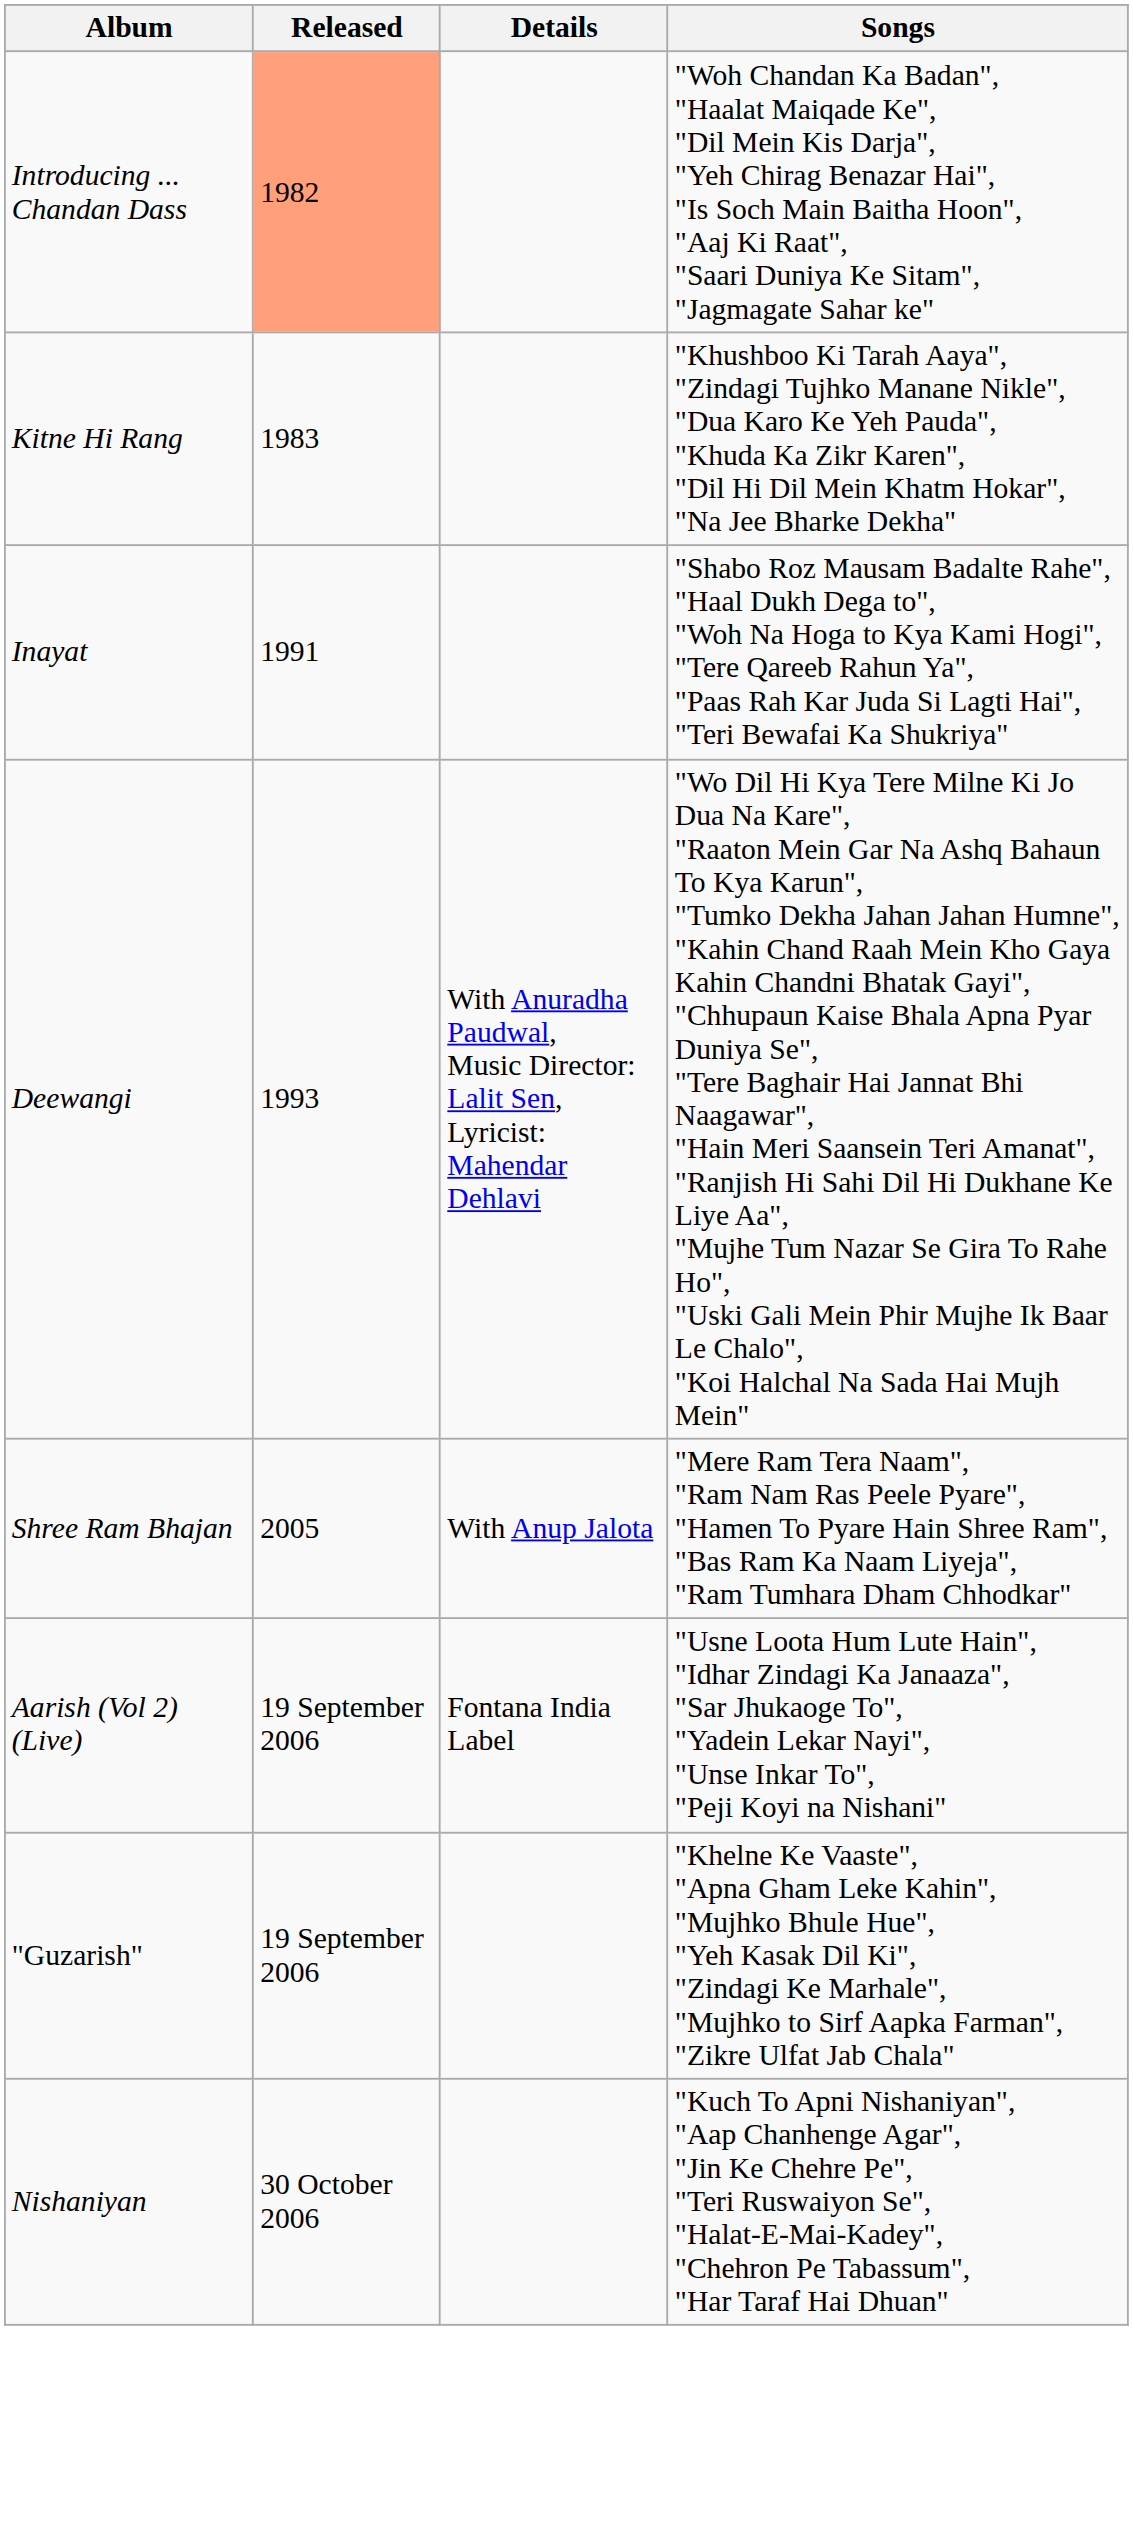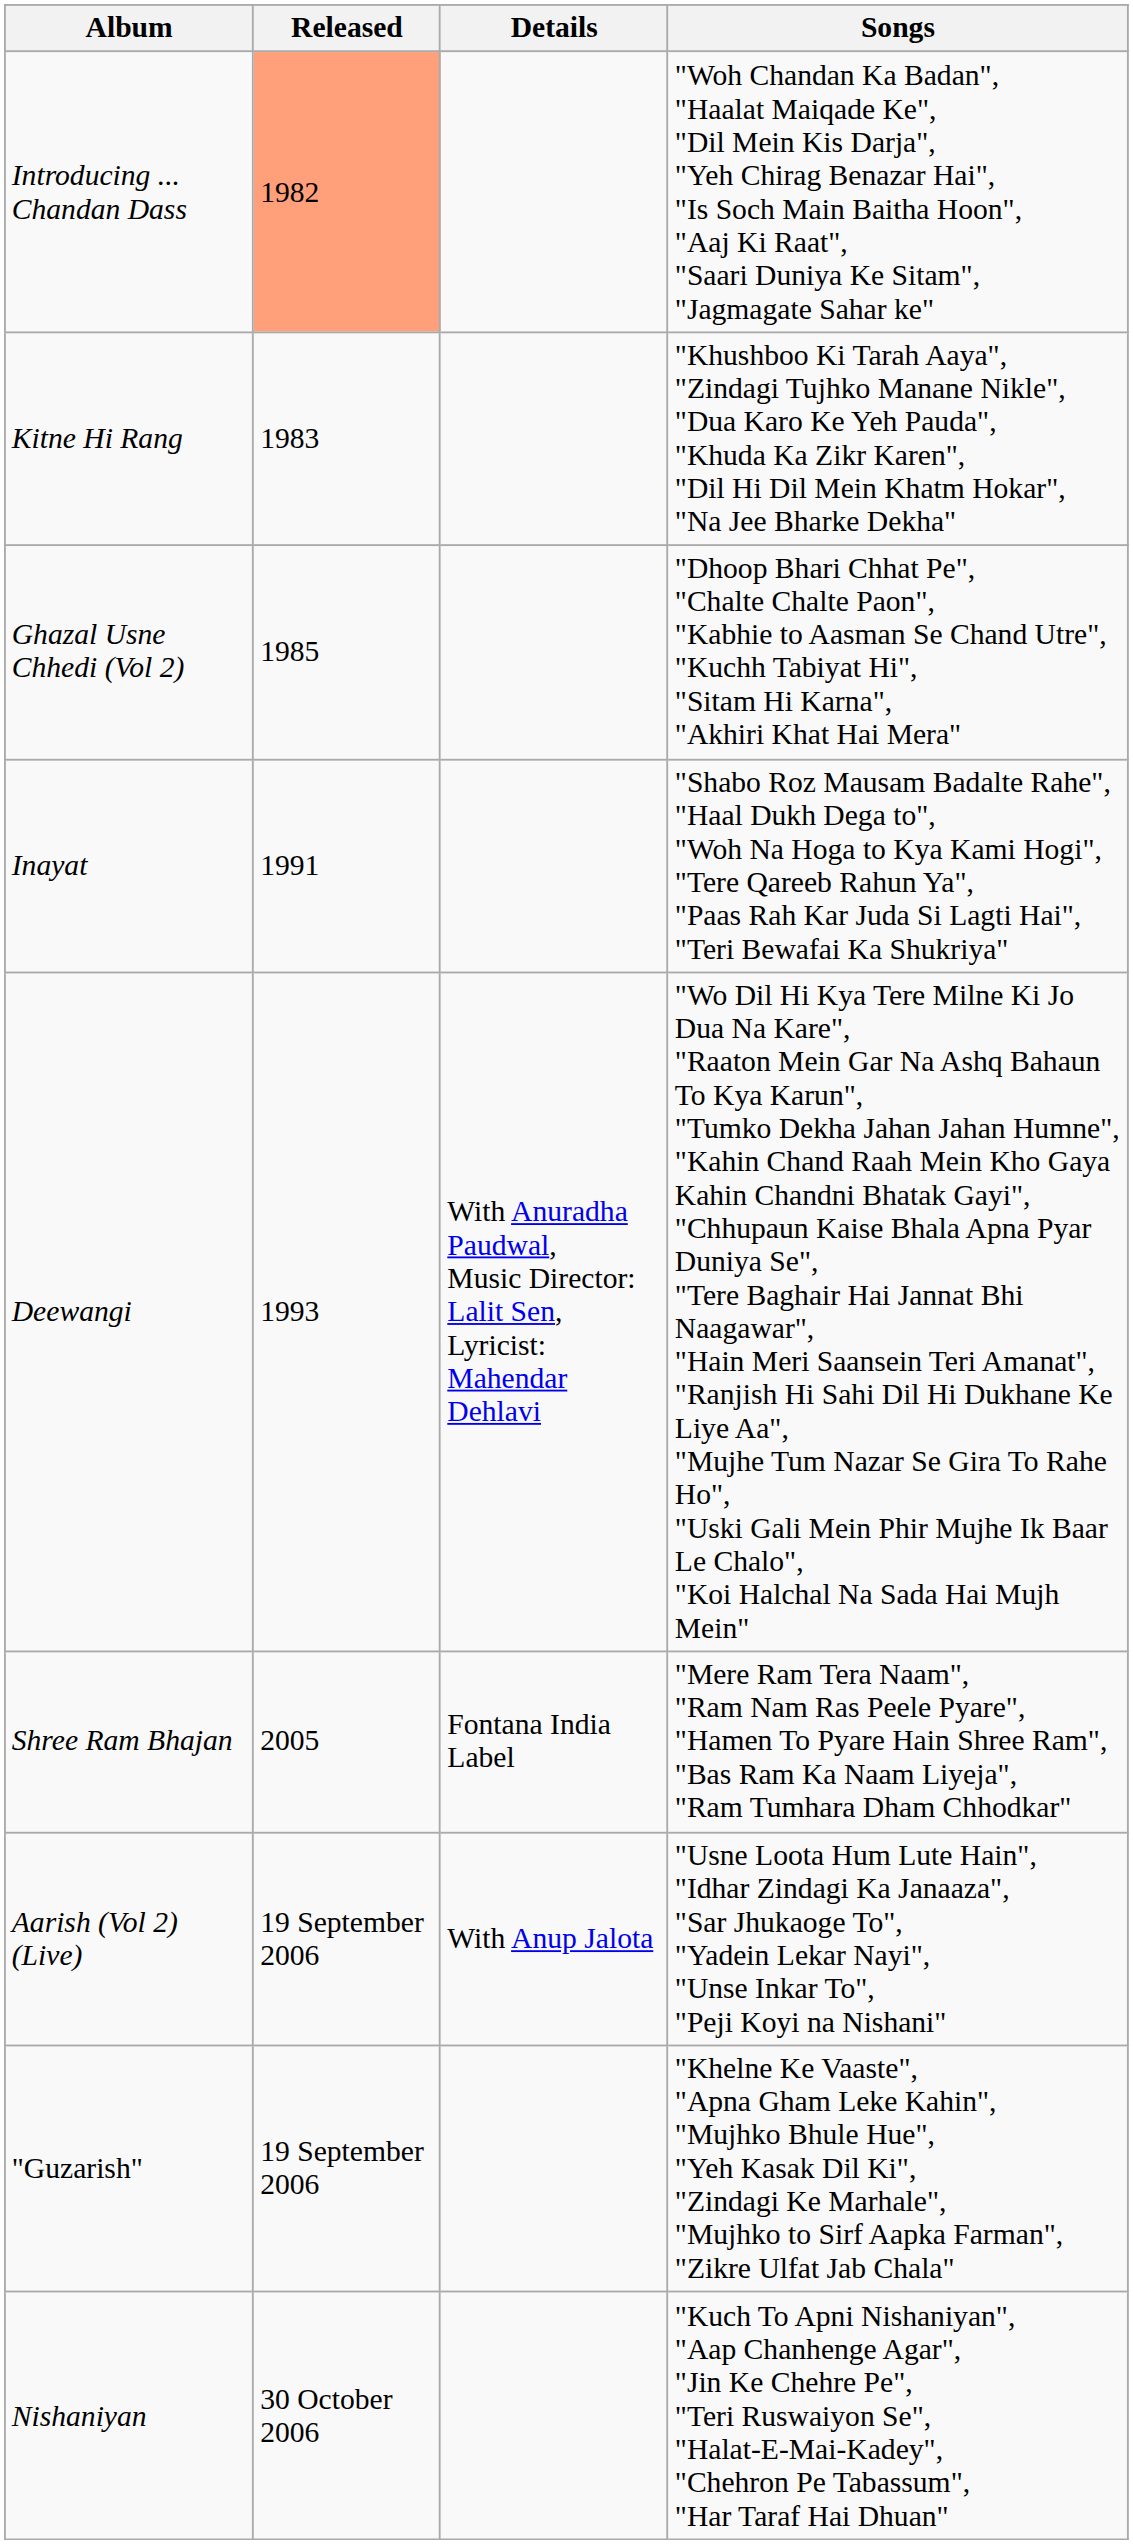+ row: (98, 651)
(550, 1528) With Anup Jalota -> (529, 1741) Fontana India Label
(529, 1724) Fontana India Label -> (550, 1938) With Anup Jalota
